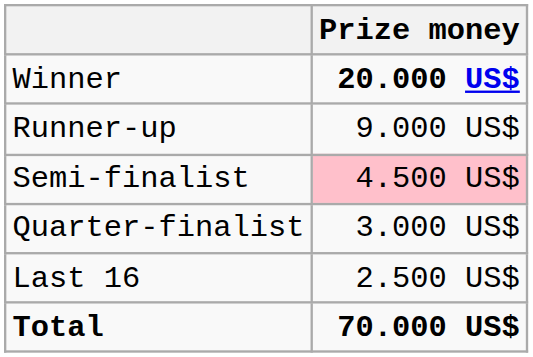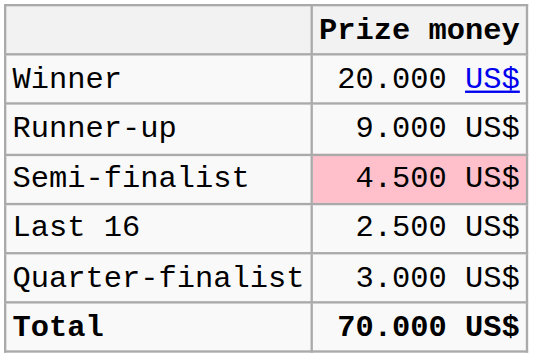(429, 80) bold -> (429, 80) normal
rows swapped: (158, 228) <-> (76, 278)
